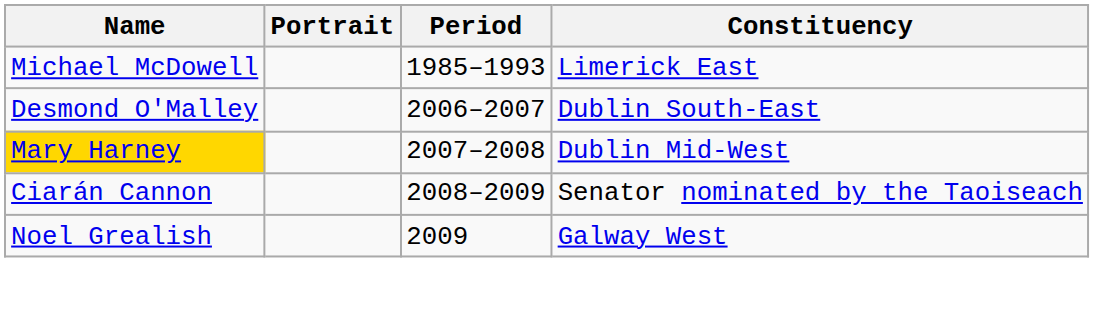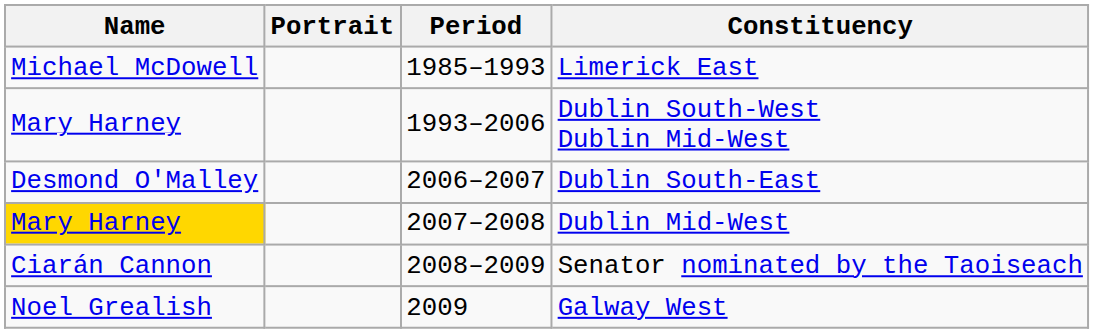+ row: (689, 125)
